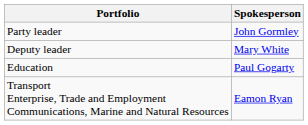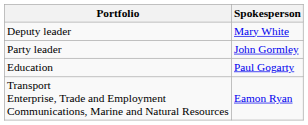rows swapped: (34, 31) <-> (39, 49)
